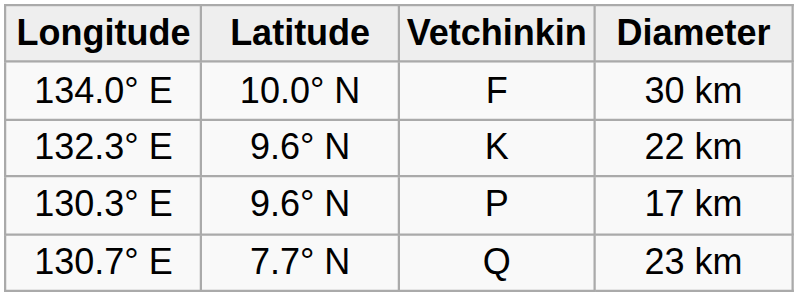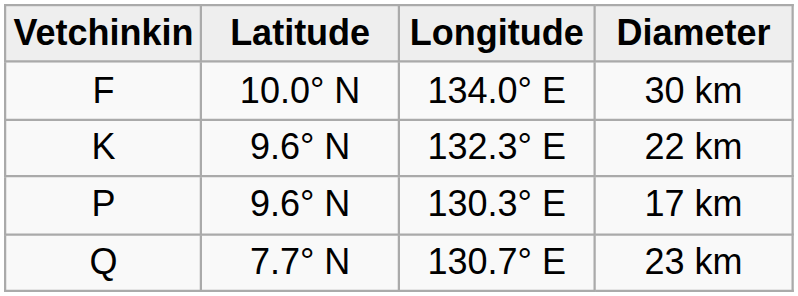columns swapped: (497, 33) <-> (103, 33)
